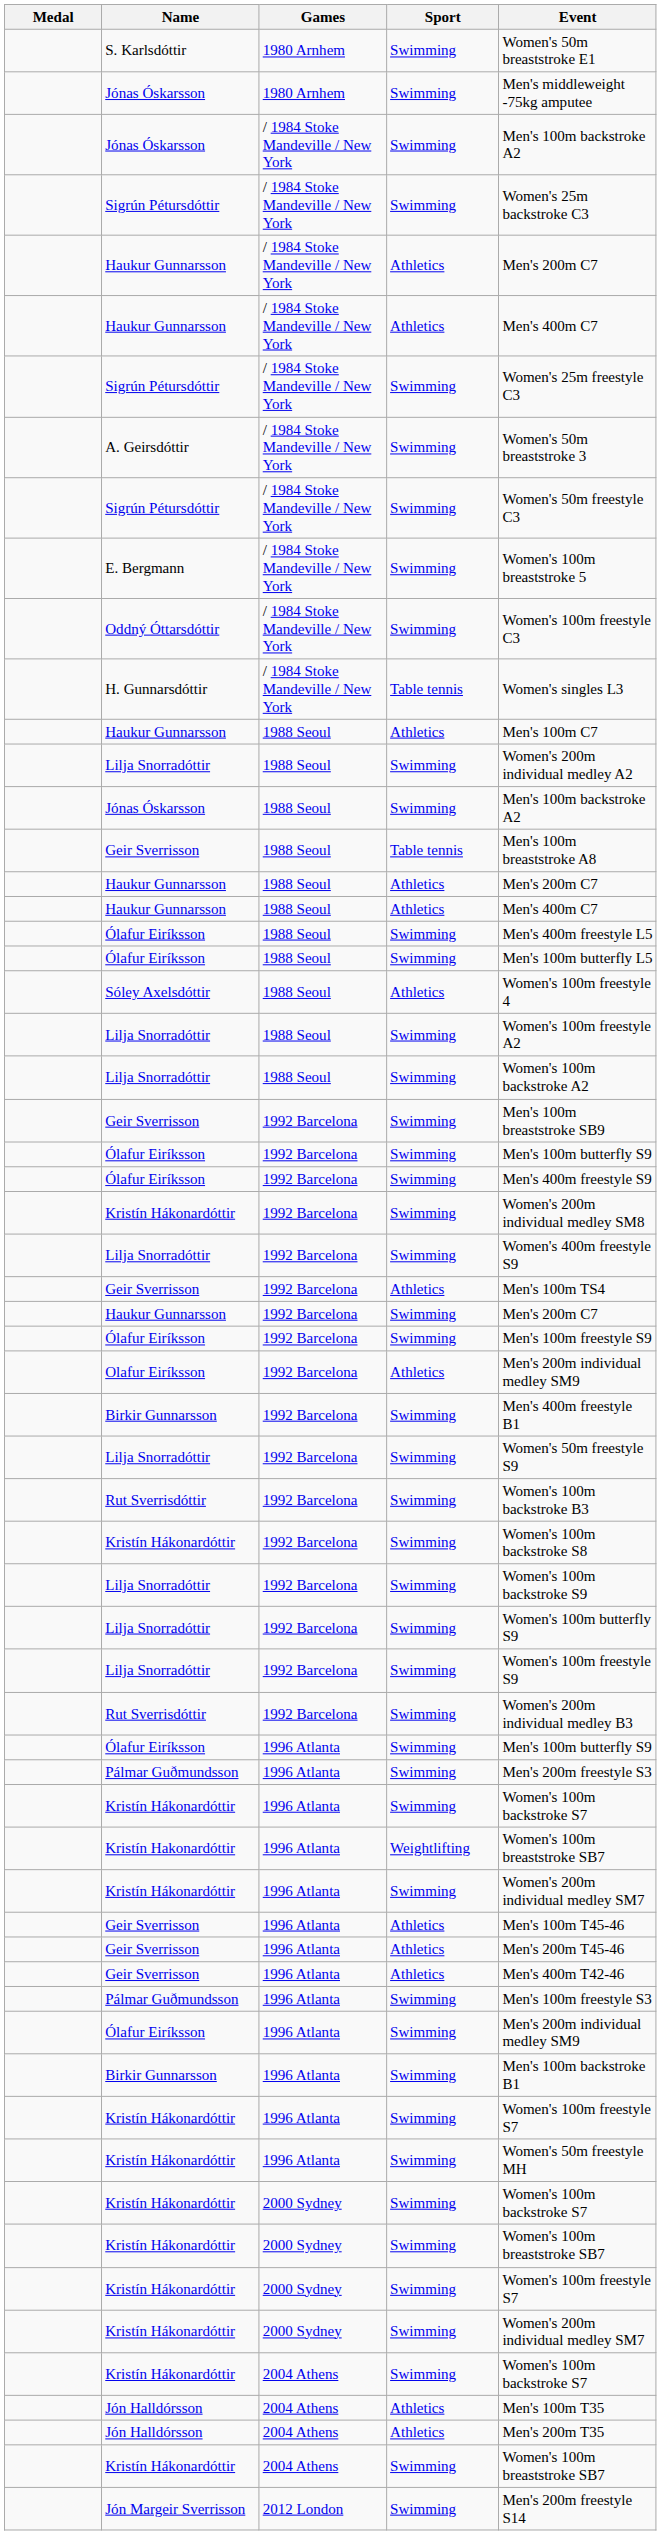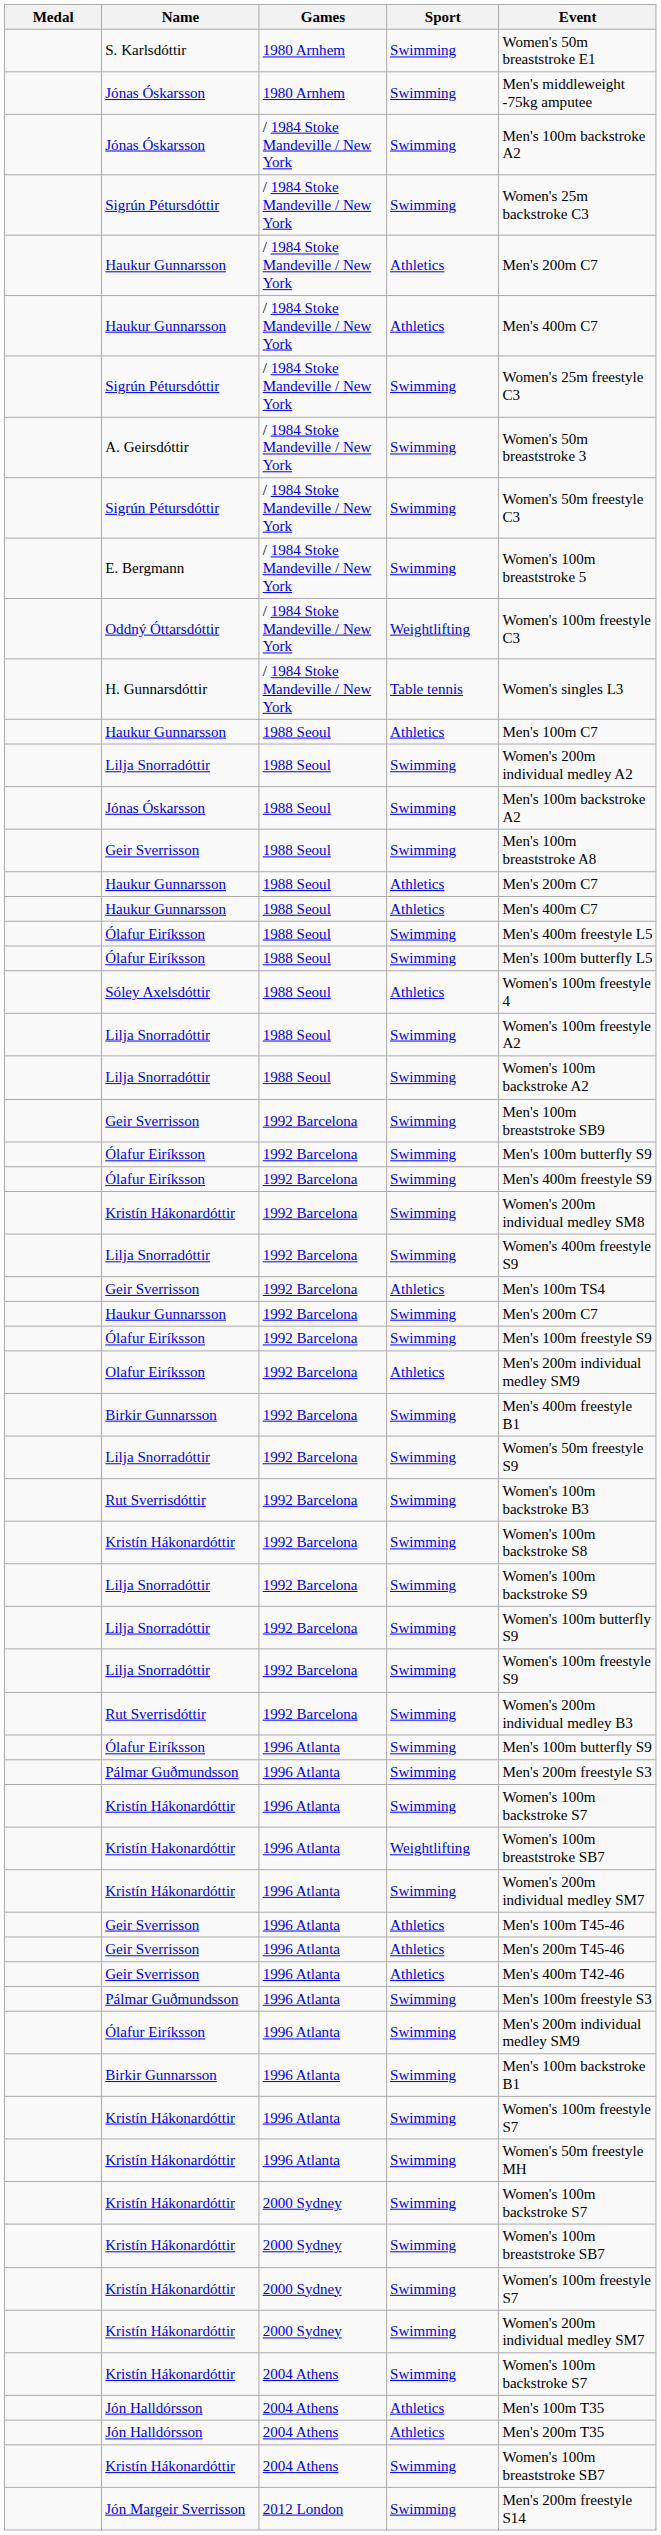(423, 628) Swimming -> (430, 628) Weightlifting
(427, 850) Table tennis -> (423, 850) Swimming
